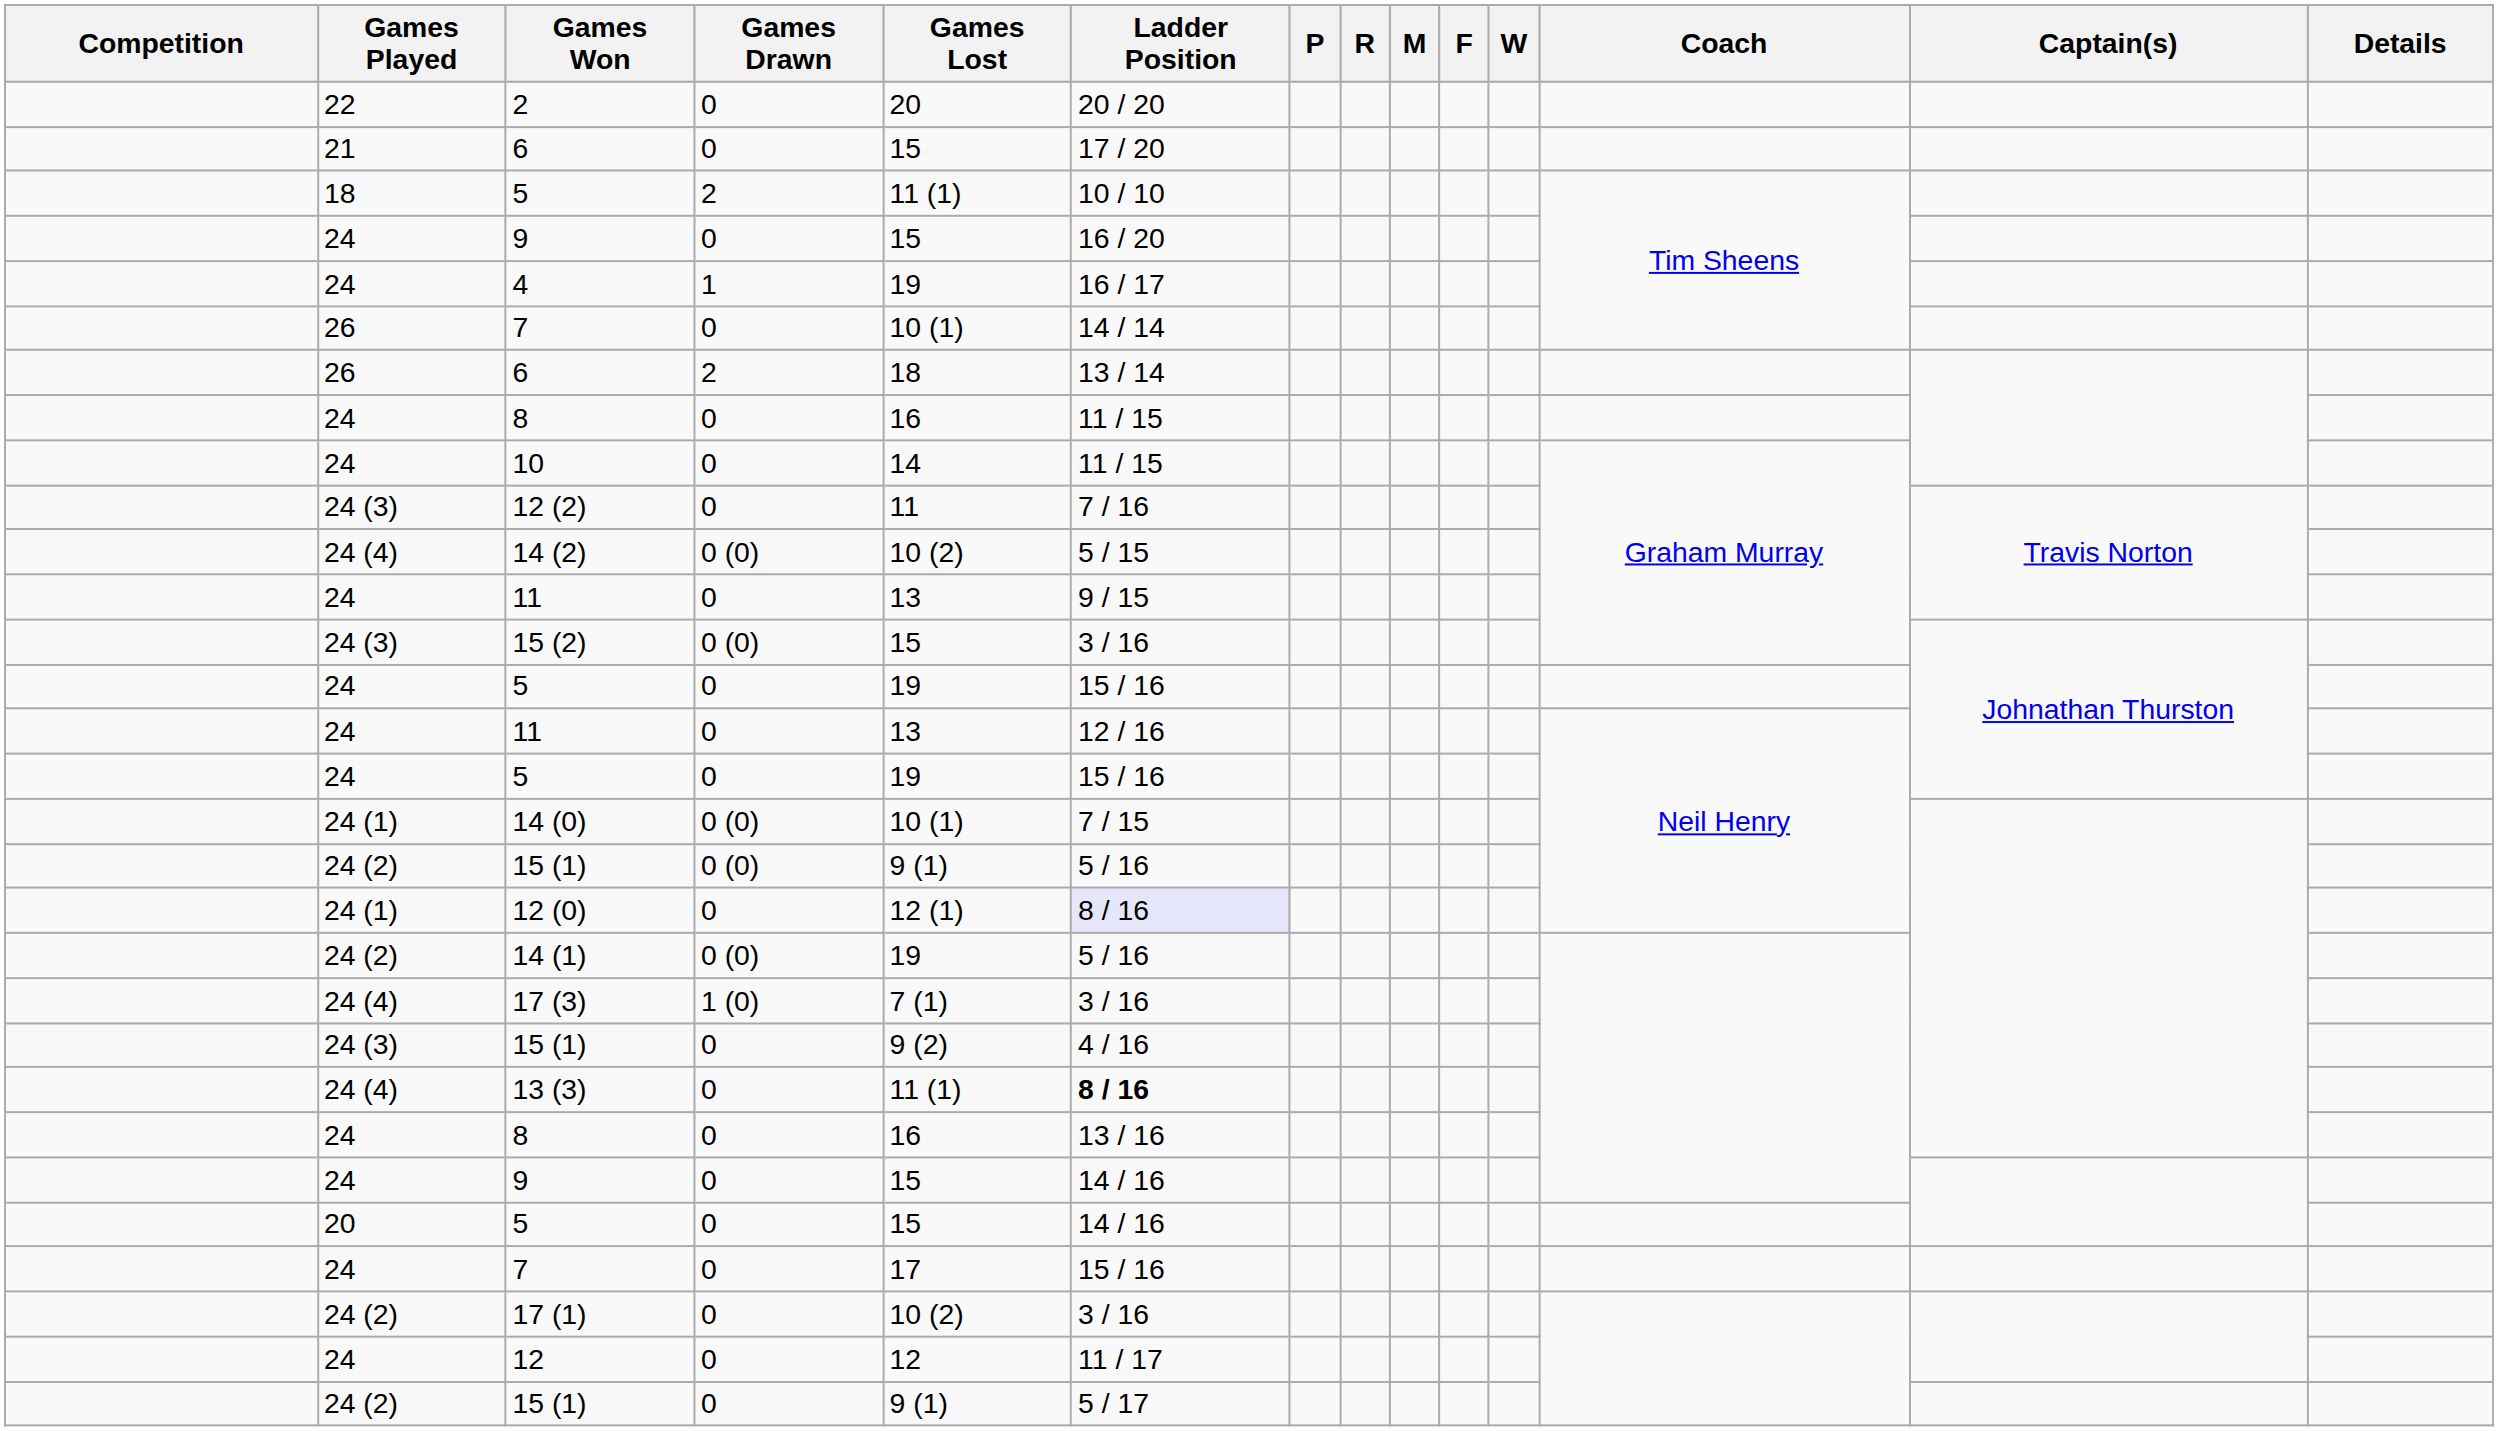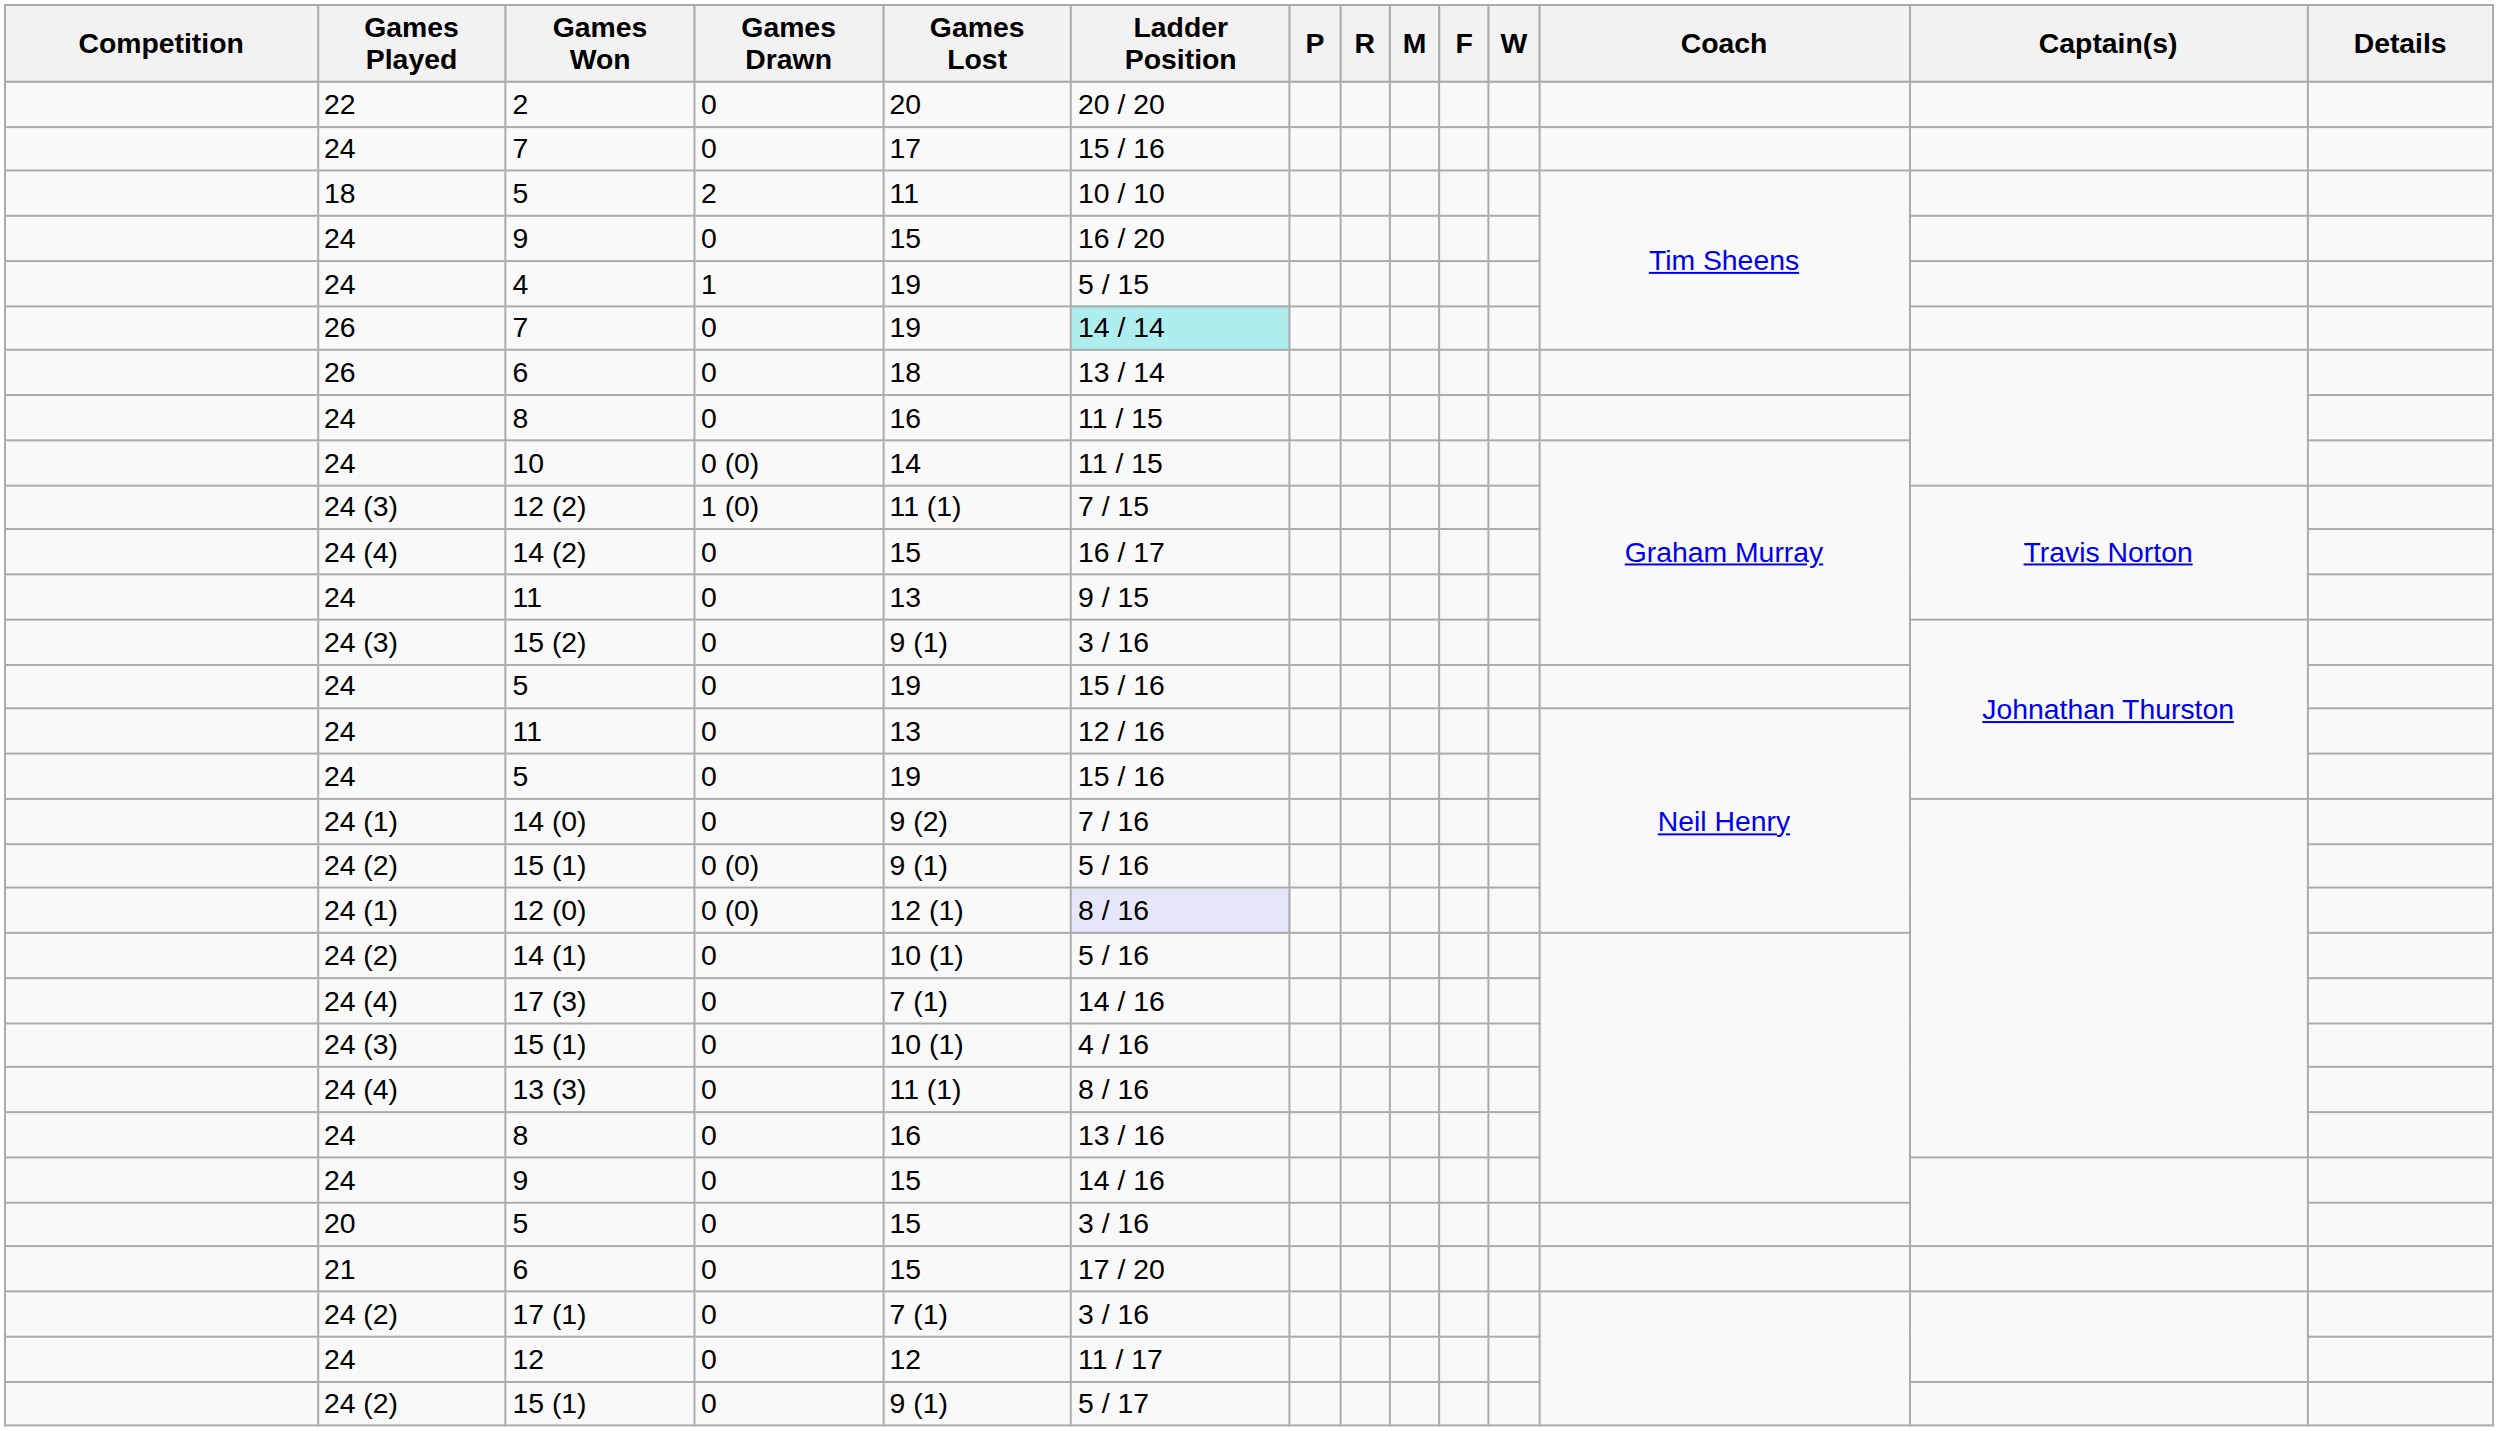rows swapped: (340, 149) <-> (340, 1269)
(926, 194) 11 (1) -> (904, 194) 11
(1121, 283) 16 / 17 -> (1114, 283) 5 / 15
(927, 328) 10 (1) -> (905, 328) 19
(1121, 328) no background -> (1121, 328) paleturquoise background
(709, 373) 2 -> (709, 373) 0
(709, 463) 0 -> (730, 463) 0 (0)
(709, 507) 0 -> (730, 507) 1 (0)
(904, 507) 11 -> (926, 507) 11 (1)
(1114, 507) 7 / 16 -> (1114, 507) 7 / 15
(730, 552) 0 (0) -> (709, 552) 0
(927, 552) 10 (2) -> (905, 552) 15
(1114, 552) 5 / 15 -> (1121, 552) 16 / 17
(730, 642) 0 (0) -> (709, 642) 0
(905, 642) 15 -> (919, 642) 9 (1)
(730, 821) 0 (0) -> (709, 821) 0
(927, 821) 10 (1) -> (919, 821) 9 (2)
(1114, 821) 7 / 15 -> (1114, 821) 7 / 16
(709, 911) 0 -> (730, 911) 0 (0)
(730, 956) 0 (0) -> (709, 956) 0
(905, 956) 19 -> (927, 956) 10 (1)
(730, 1000) 1 (0) -> (709, 1000) 0
(1114, 1000) 3 / 16 -> (1121, 1000) 14 / 16
(919, 1045) 9 (2) -> (927, 1045) 10 (1)
(1114, 1090) bold -> (1114, 1090) normal
(1121, 1225) 14 / 16 -> (1114, 1225) 3 / 16
(927, 1314) 10 (2) -> (919, 1314) 7 (1)
